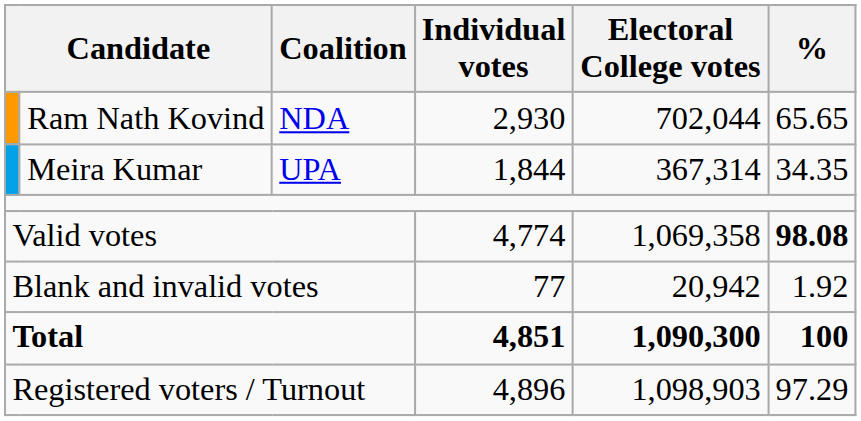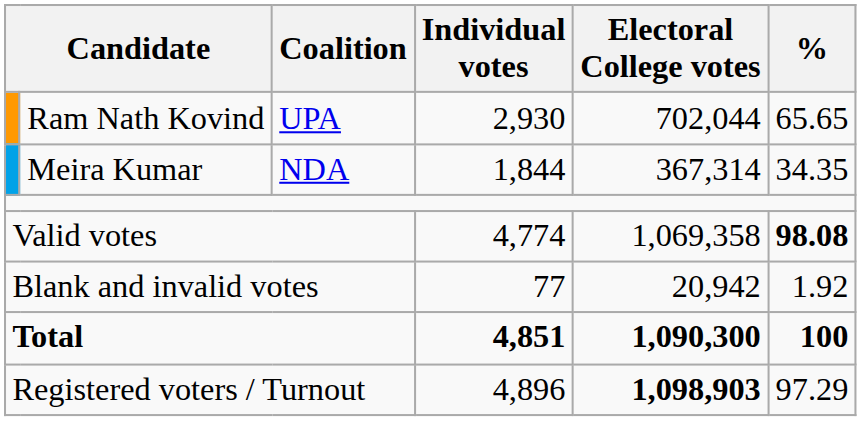(314, 117) NDA -> (310, 117) UPA
(310, 169) UPA -> (314, 169) NDA
(696, 388) normal -> (696, 388) bold
